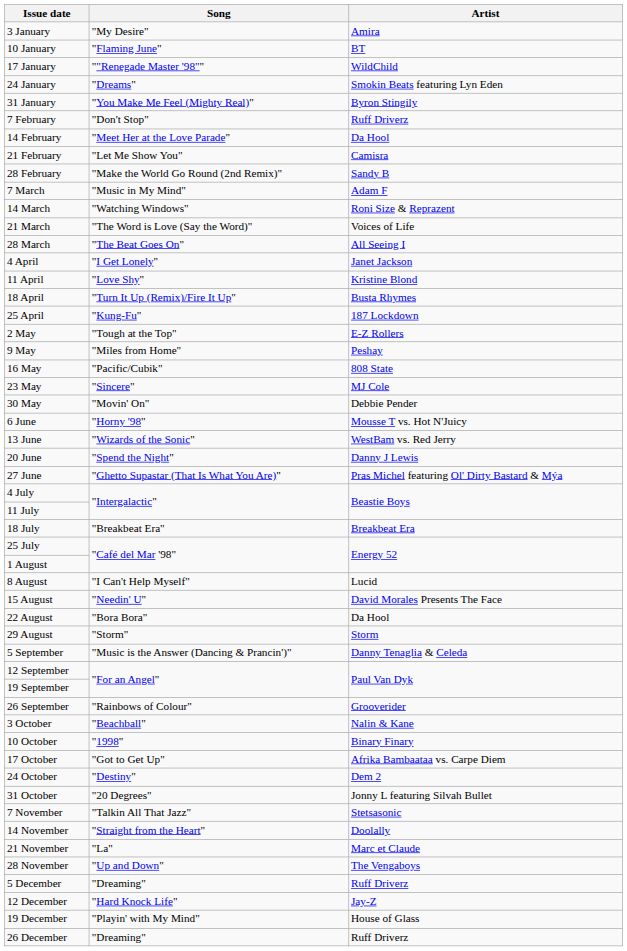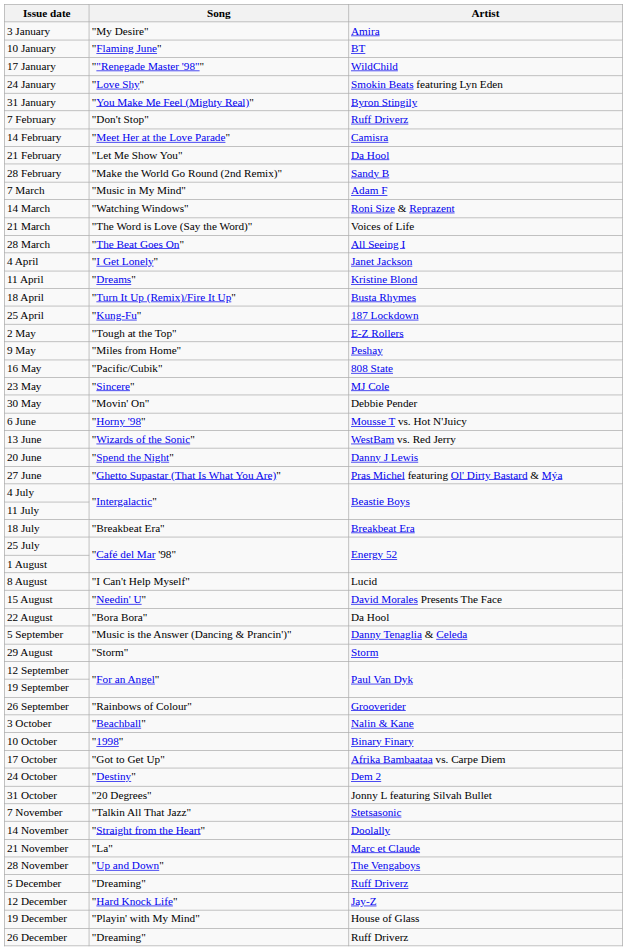(114, 84) "Dreams" -> (118, 84) "Love Shy"
(370, 137) Da Hool -> (370, 137) Camisra
(370, 155) Camisra -> (370, 155) Da Hool
(118, 279) "Love Shy" -> (114, 279) "Dreams"
rows swapped: (30, 635) <-> (35, 652)
